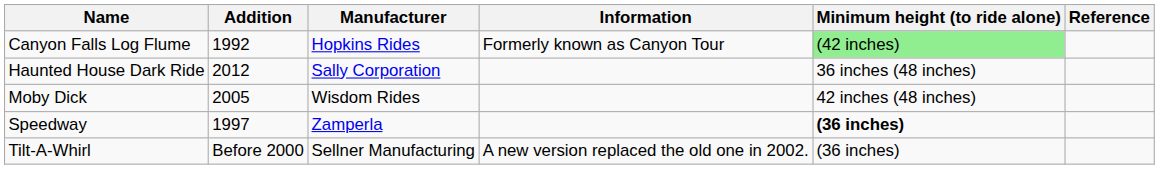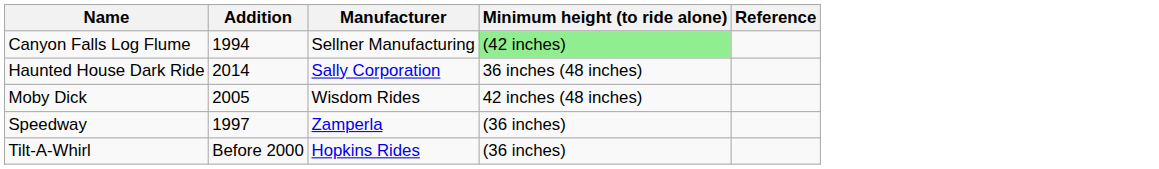- column: (646, 17)
(231, 44) 1992 -> (231, 44) 1994
(366, 44) Hopkins Rides -> (393, 44) Sellner Manufacturing
(231, 71) 2012 -> (231, 71) 2014
(860, 124) bold -> (524, 124) normal
(393, 151) Sellner Manufacturing -> (366, 151) Hopkins Rides
